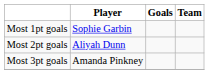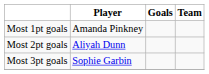(102, 28) Sophie Garbin -> (108, 28) Amanda Pinkney
(108, 61) Amanda Pinkney -> (102, 61) Sophie Garbin
